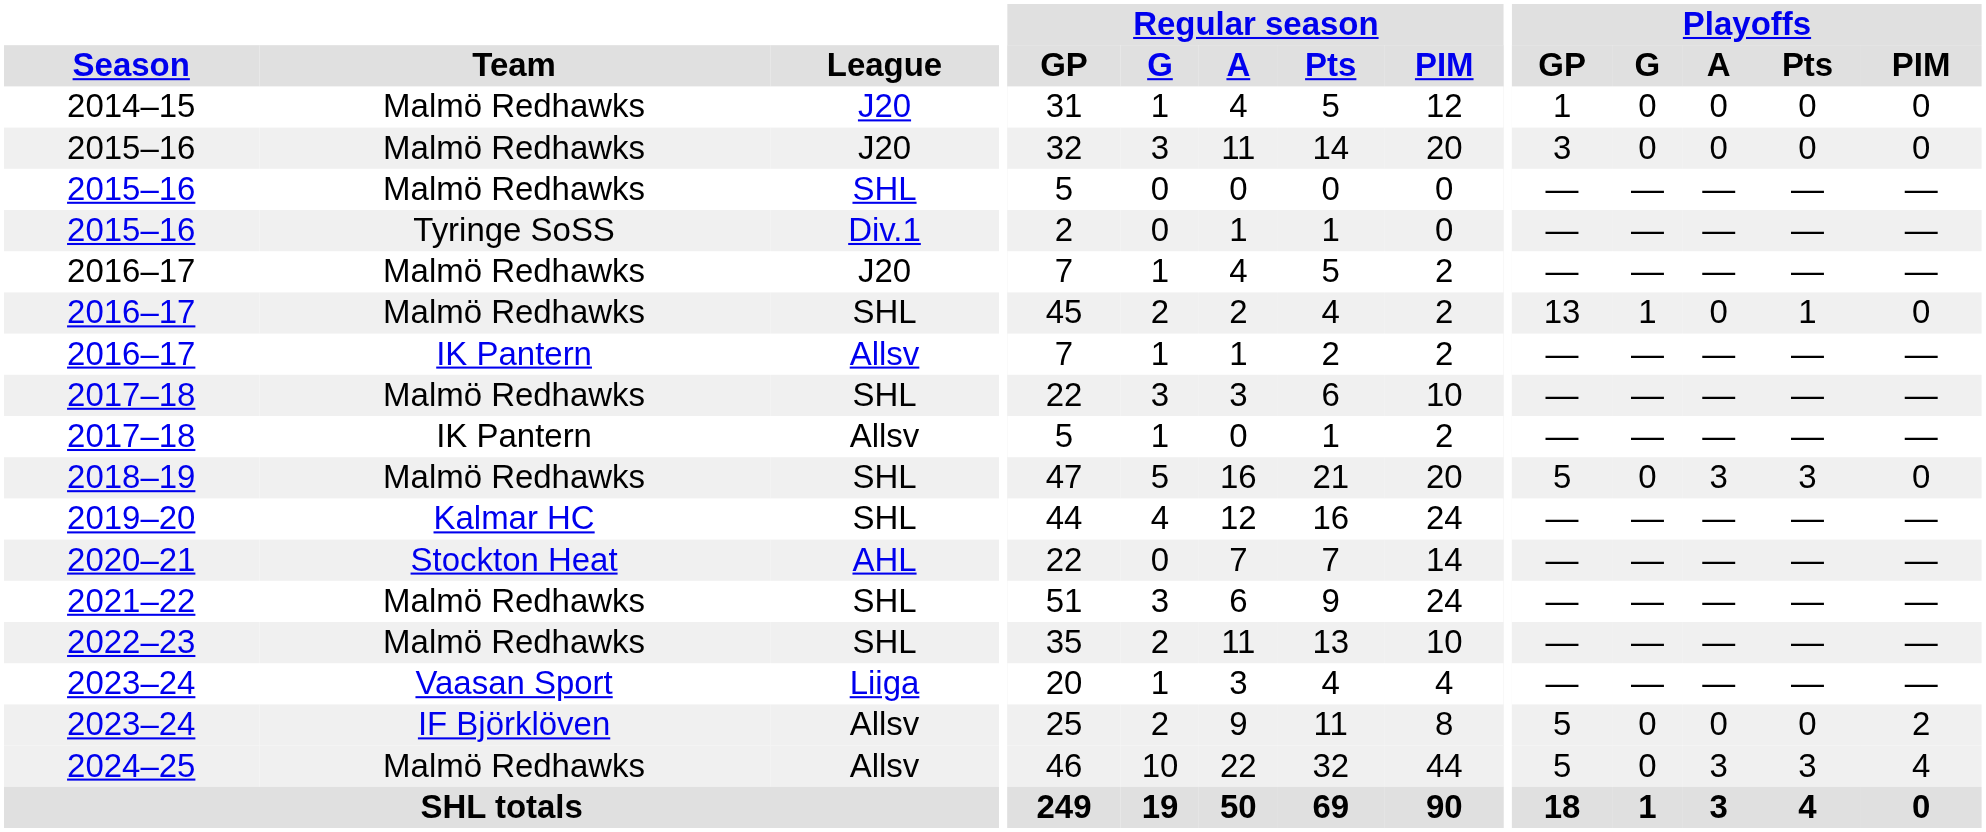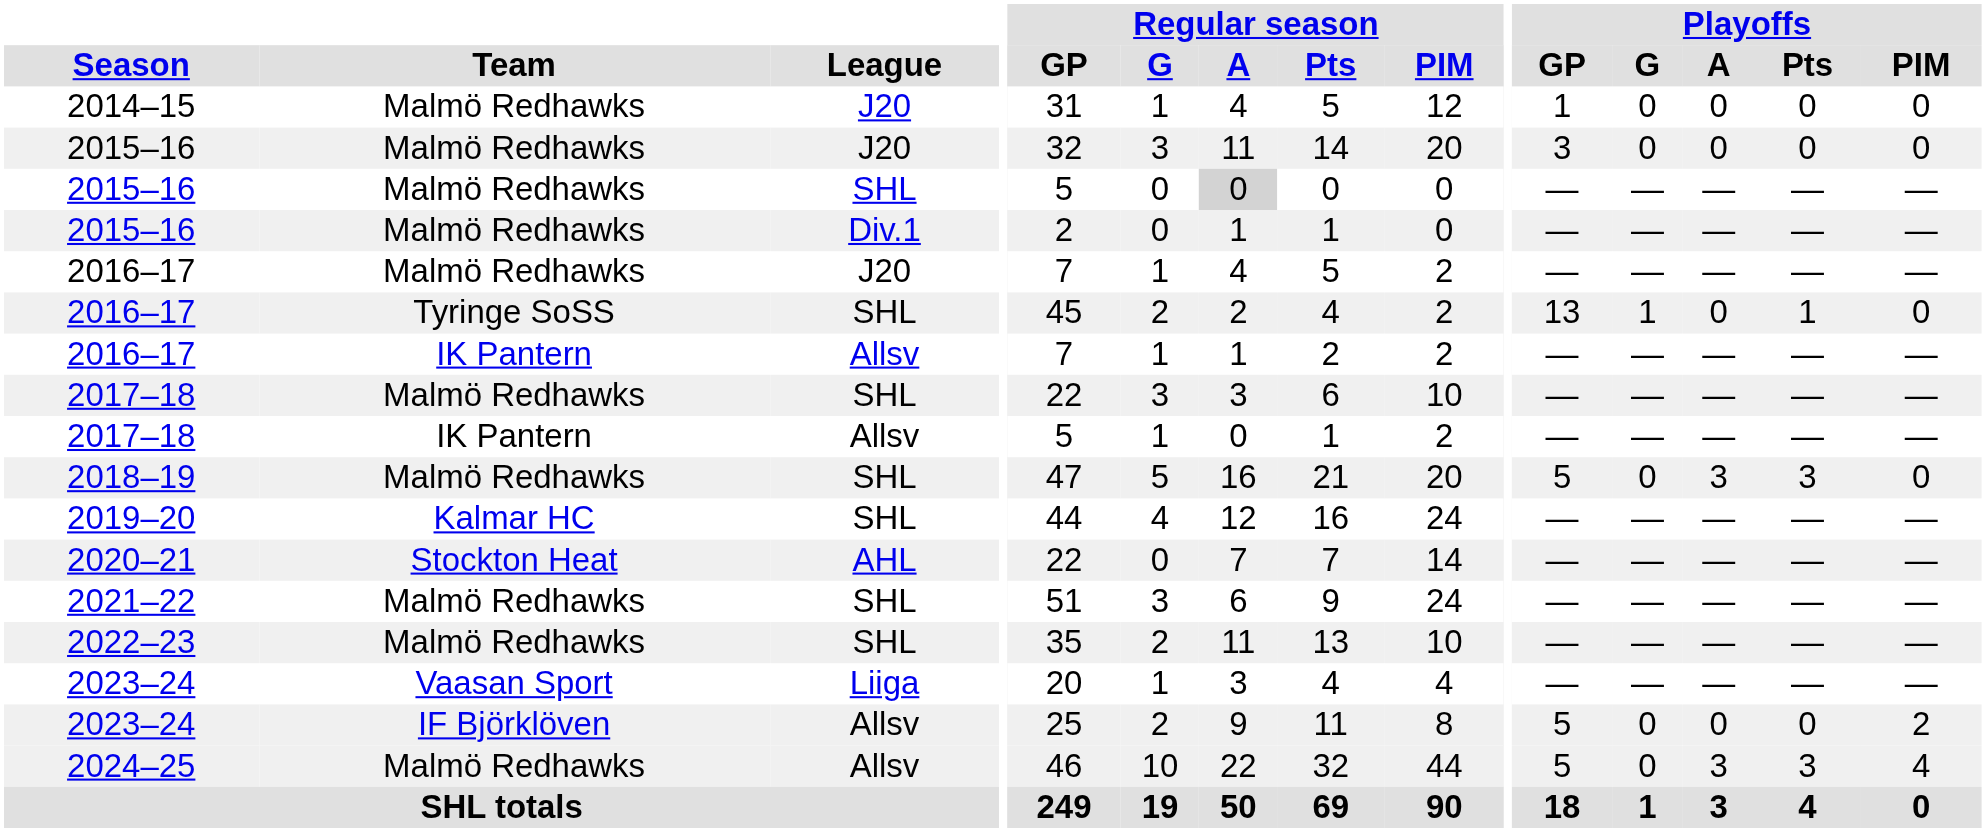(1238, 188) no background -> (1238, 188) lightgrey background
(514, 230) Tyringe SoSS -> (514, 230) Malmö Redhawks
(514, 312) Malmö Redhawks -> (514, 312) Tyringe SoSS
